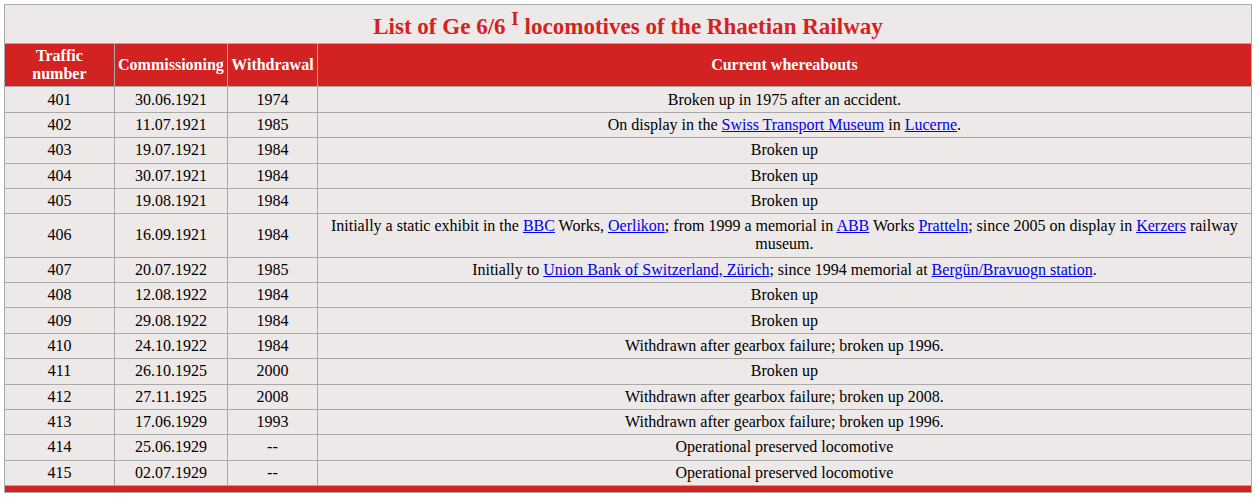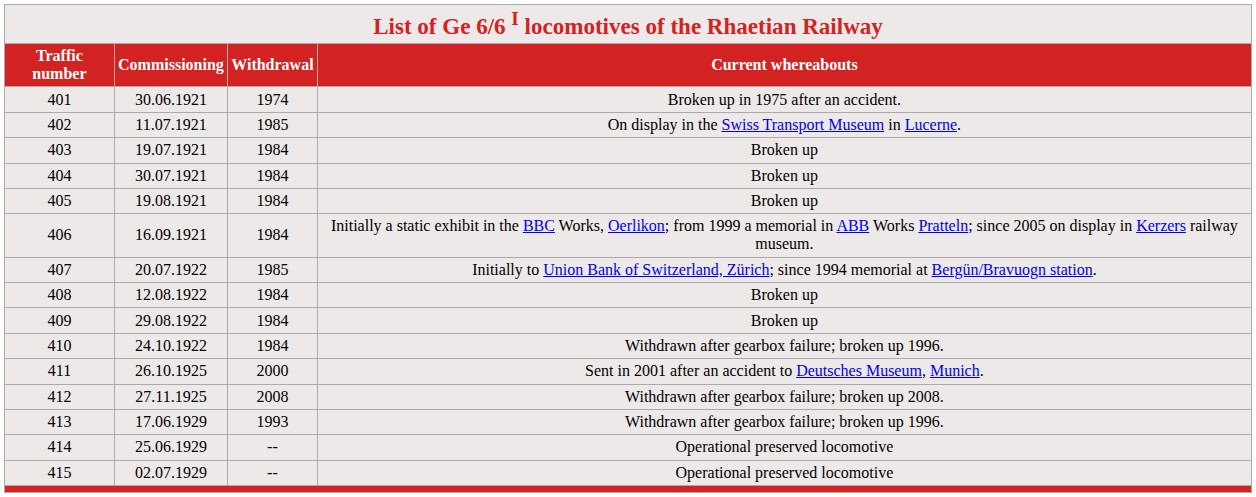(784, 371) Broken up -> (784, 371) Sent in 2001 after an accident to Deutsches Museum, Munich.
